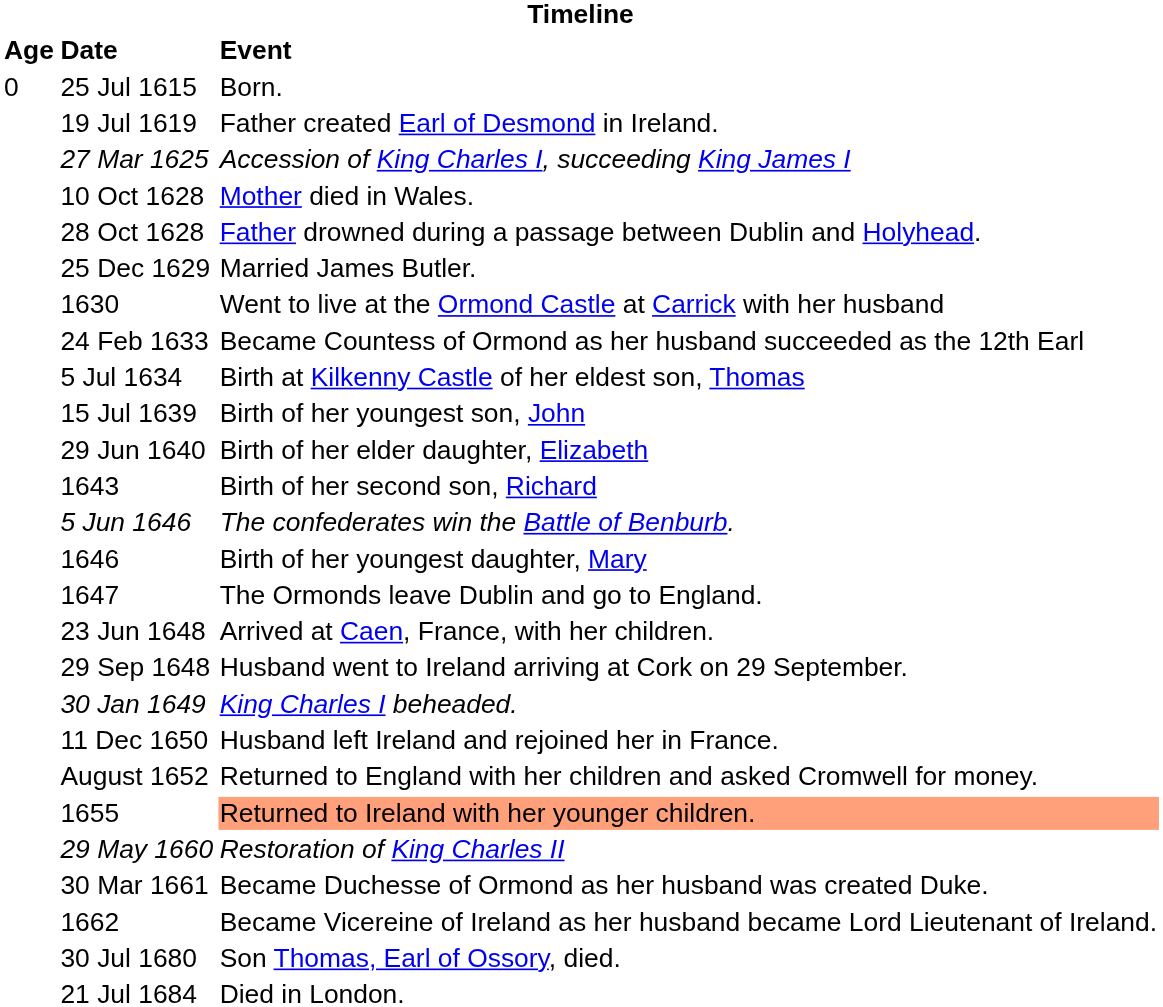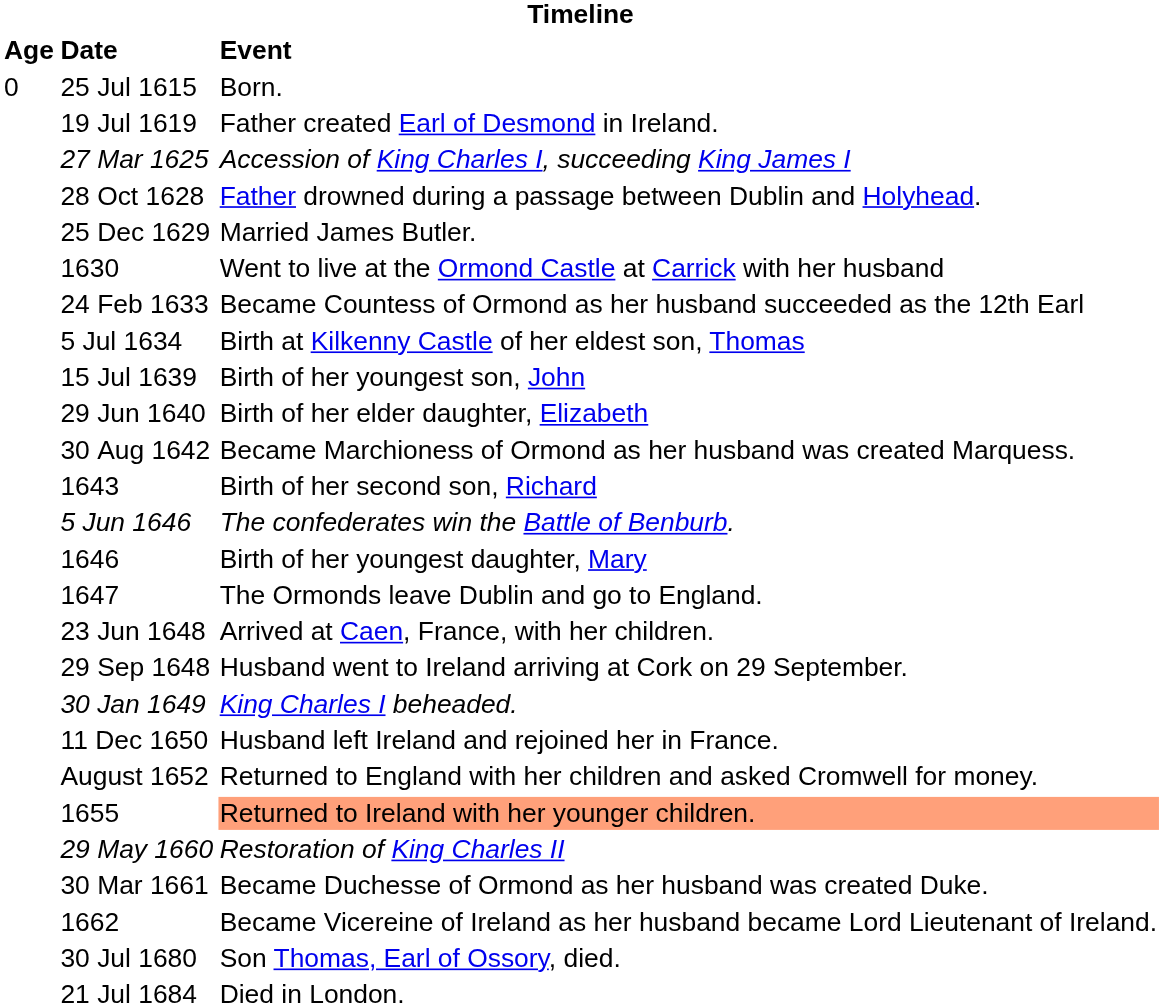- row: (132, 195)
+ row: (135, 450)
